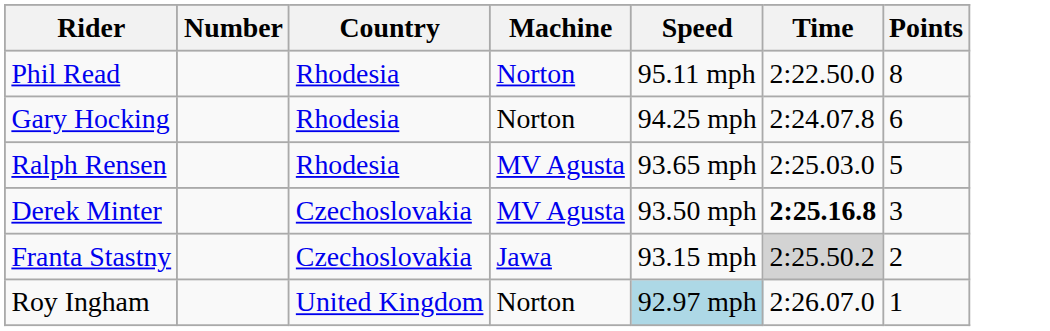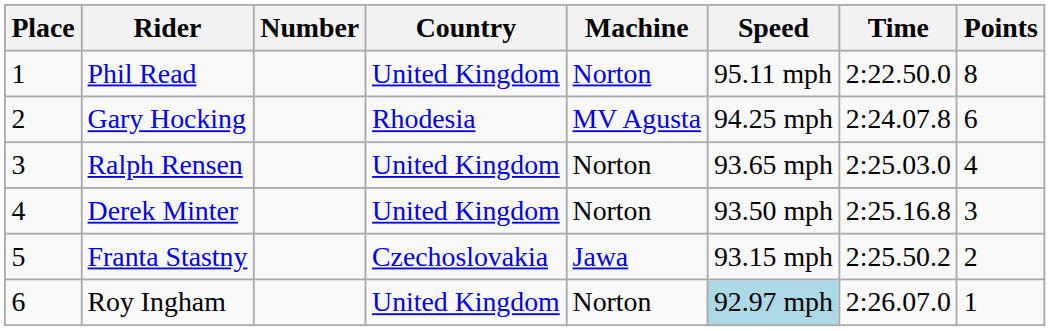+ column: (43, 27)
(348, 73) Rhodesia -> (466, 73) United Kingdom
(536, 119) Norton -> (637, 119) MV Agusta
(348, 165) Rhodesia -> (466, 165) United Kingdom
(561, 165) MV Agusta -> (612, 165) Norton
(896, 165) 5 -> (971, 165) 4
(384, 211) Czechoslovakia -> (466, 211) United Kingdom
(561, 211) MV Agusta -> (612, 211) Norton
(823, 211) bold -> (898, 211) normal
(822, 256) lightgrey background -> (898, 256) no background
